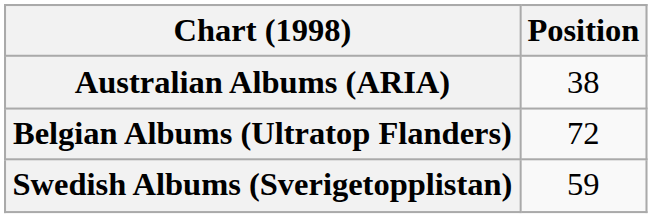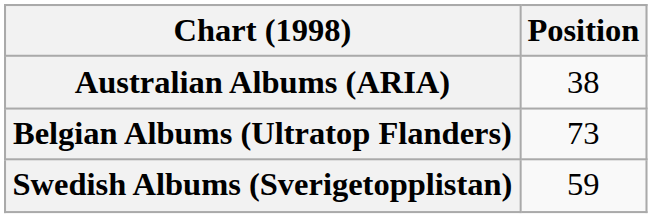(583, 133) 72 -> (583, 133) 73
